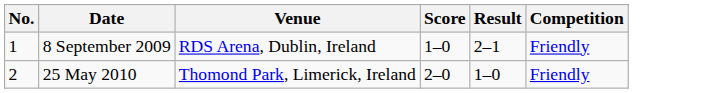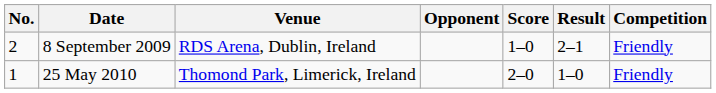+ column: (462, 18)
(13, 46) 1 -> (13, 46) 2
(13, 74) 2 -> (13, 74) 1
